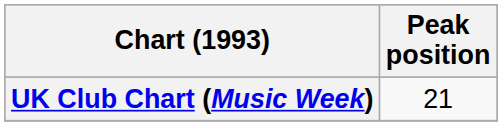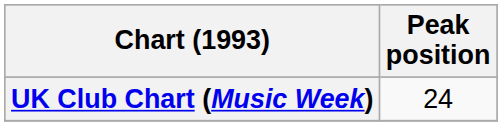(438, 98) 21 -> (438, 98) 24
